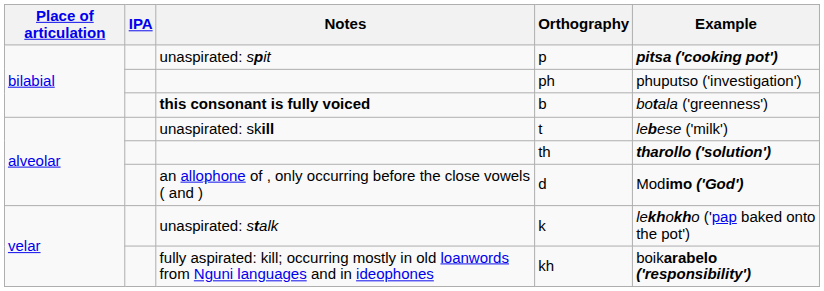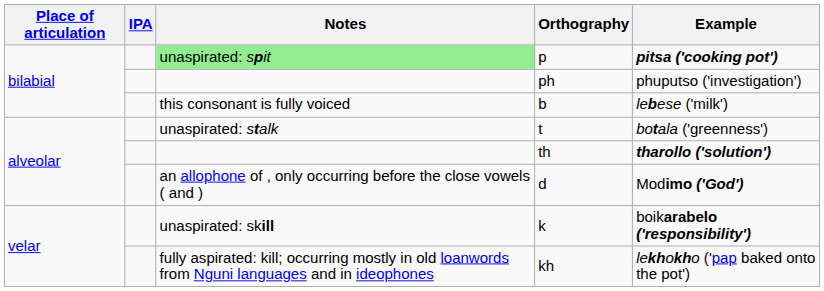(215, 57) no background -> (215, 57) lightgreen background
(265, 104) bold -> (255, 104) normal
(702, 104) botala ('greenness') -> (682, 104) lebese ('milk')
(217, 128) unaspirated: skill -> (219, 128) unaspirated: stalk
(682, 128) lebese ('milk') -> (702, 128) botala ('greenness')
(219, 225) unaspirated: stalk -> (217, 225) unaspirated: skill
(726, 225) lekhokho ('pap baked onto the pot') -> (694, 225) boikarabelo ('responsibility')
(694, 266) boikarabelo ('responsibility') -> (726, 266) lekhokho ('pap baked onto the pot')
